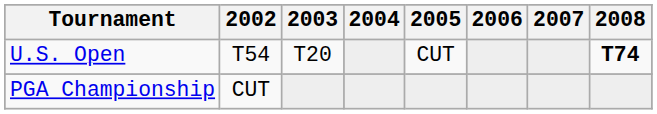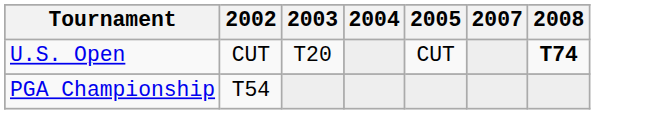- column: (497, 22)
(251, 57) T54 -> (251, 57) CUT
(251, 91) CUT -> (251, 91) T54
